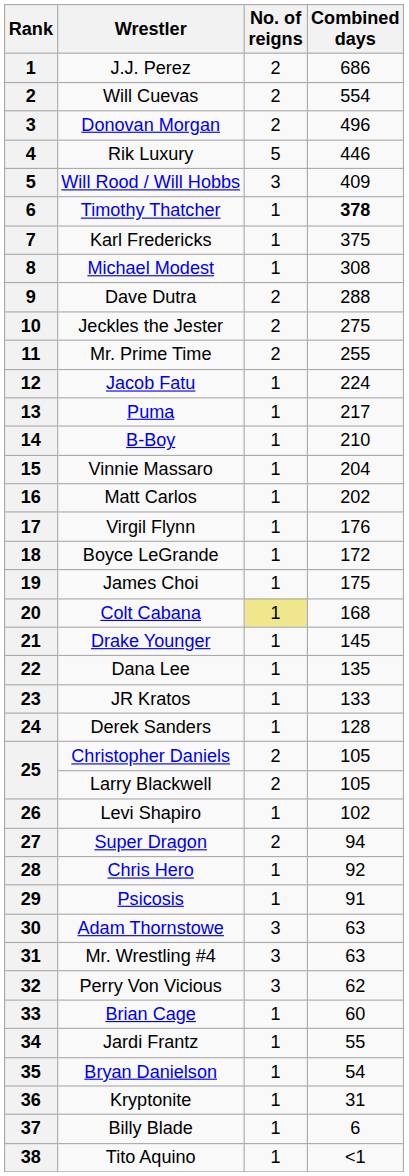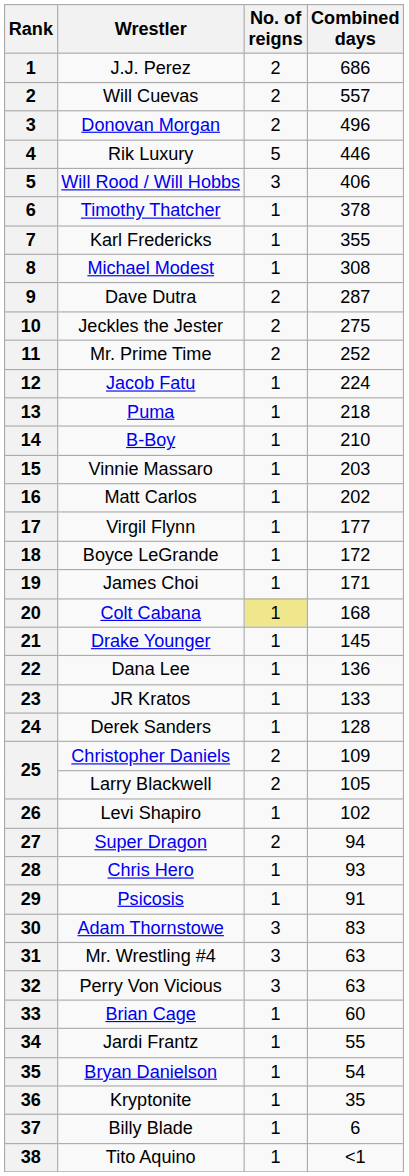(355, 96) 554 -> (355, 96) 557
(355, 182) 409 -> (355, 182) 406
(355, 211) bold -> (355, 211) normal
(355, 239) 375 -> (355, 239) 355
(355, 297) 288 -> (355, 297) 287
(355, 354) 255 -> (355, 354) 252
(355, 411) 217 -> (355, 411) 218
(355, 469) 204 -> (355, 469) 203
(355, 526) 176 -> (355, 526) 177
(355, 583) 175 -> (355, 583) 171
(355, 669) 135 -> (355, 669) 136
(355, 756) 105 -> (355, 756) 109
(355, 870) 92 -> (355, 870) 93
(355, 928) 63 -> (355, 928) 83
(355, 985) 62 -> (355, 985) 63
(355, 1100) 31 -> (355, 1100) 35
